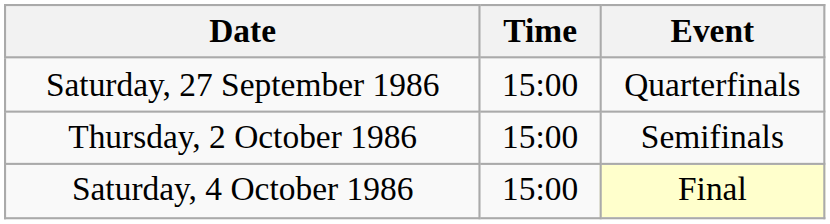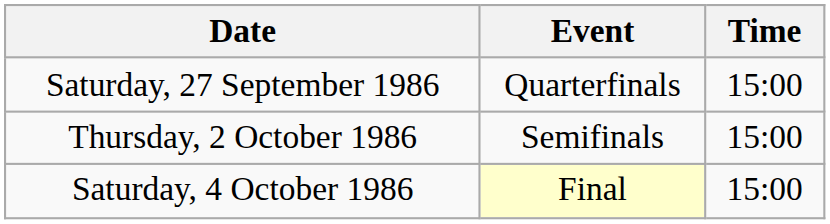columns swapped: (540, 31) <-> (712, 31)
